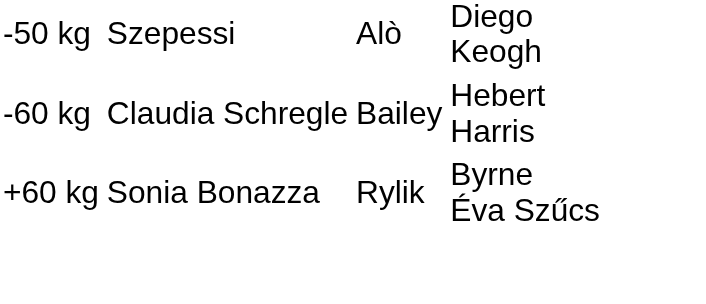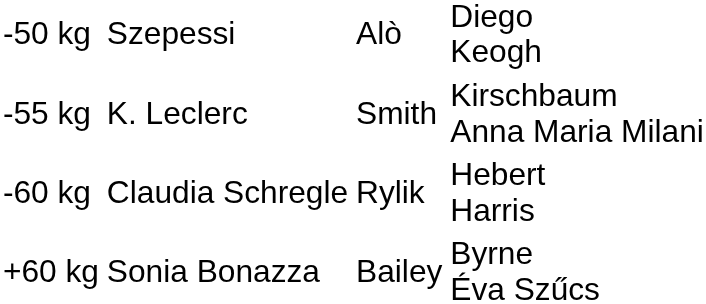+ row: (47, 113)
(399, 113) Bailey -> (390, 192) Rylik
(390, 192) Rylik -> (399, 271) Bailey
